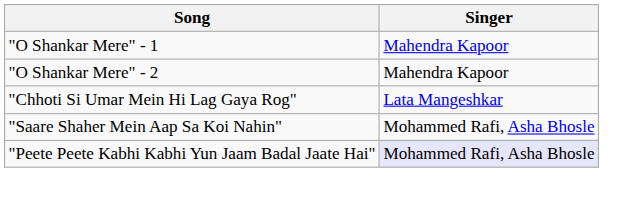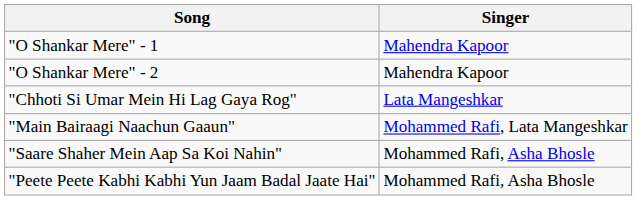+ row: (122, 126)
(489, 153) lavender background -> (489, 180) no background
